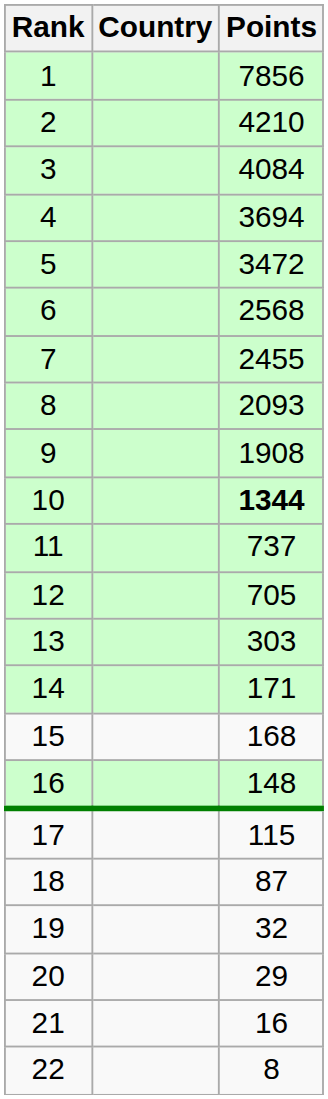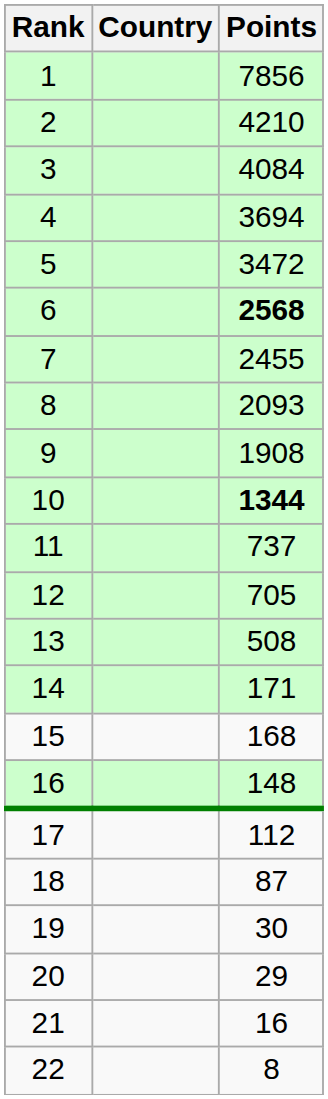(272, 311) normal -> (272, 311) bold
(272, 641) 303 -> (272, 641) 508
(272, 834) 115 -> (272, 834) 112
(272, 928) 32 -> (272, 928) 30
